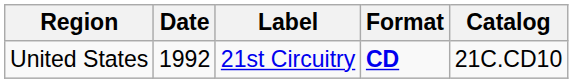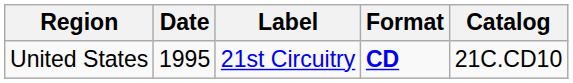(185, 59) 1992 -> (185, 59) 1995
